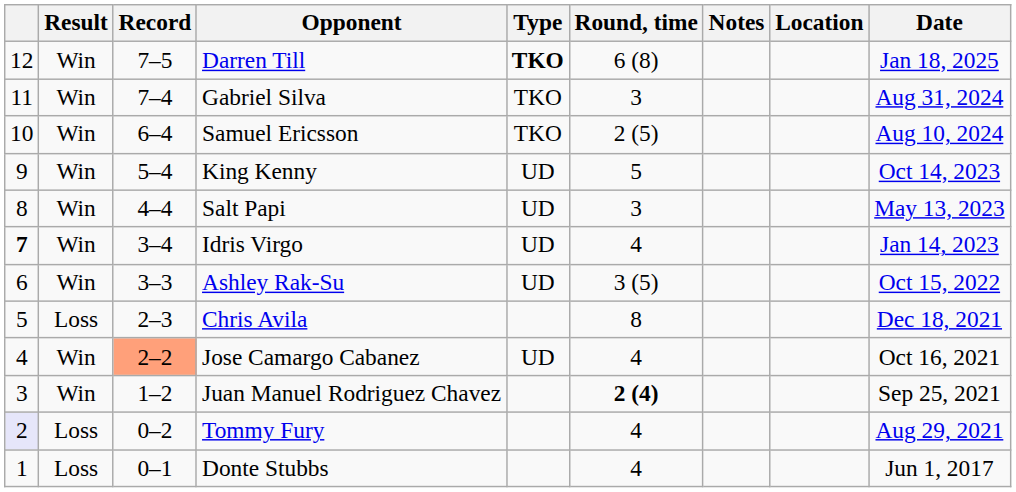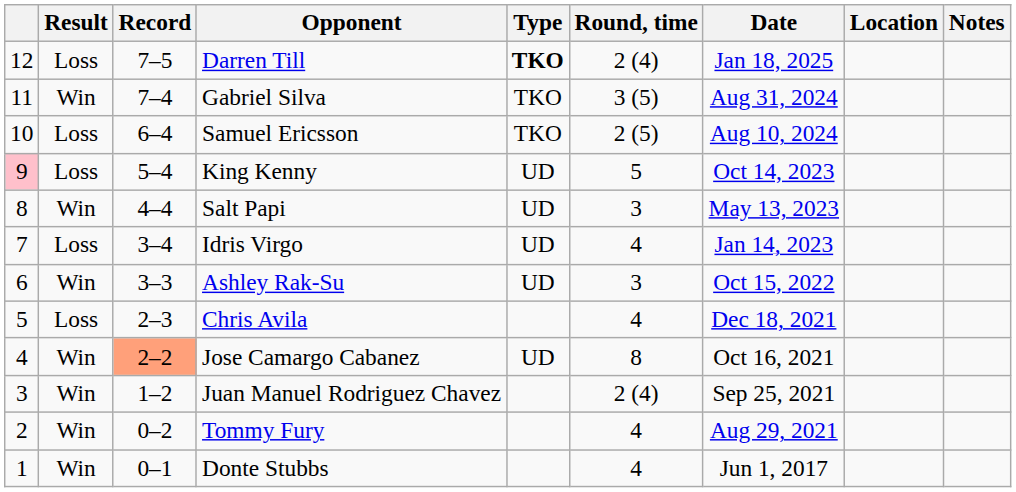columns swapped: (939, 23) <-> (737, 23)
(76, 60) Win -> (76, 60) Loss
(636, 60) 6 (8) -> (636, 60) 2 (4)
(636, 97) 3 -> (636, 97) 3 (5)
(76, 134) Win -> (76, 134) Loss
(22, 171) no background -> (22, 171) pink background
(76, 171) Win -> (76, 171) Loss
(22, 245) bold -> (22, 245) normal
(76, 245) Win -> (76, 245) Loss
(636, 282) 3 (5) -> (636, 282) 3
(636, 319) 8 -> (636, 319) 4
(636, 356) 4 -> (636, 356) 8
(636, 393) bold -> (636, 393) normal
(22, 430) lavender background -> (22, 430) no background
(76, 430) Loss -> (76, 430) Win
(76, 467) Loss -> (76, 467) Win
